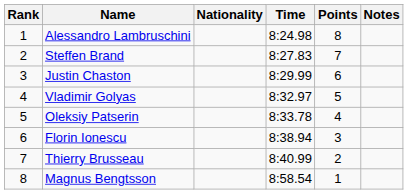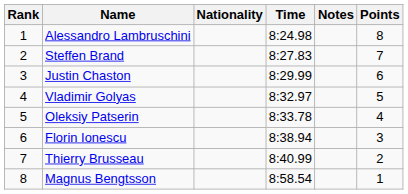columns swapped: (382, 14) <-> (338, 14)
